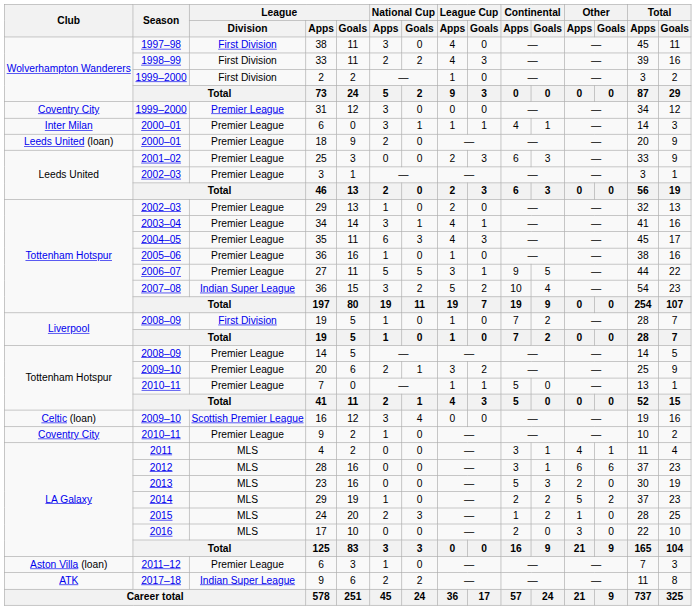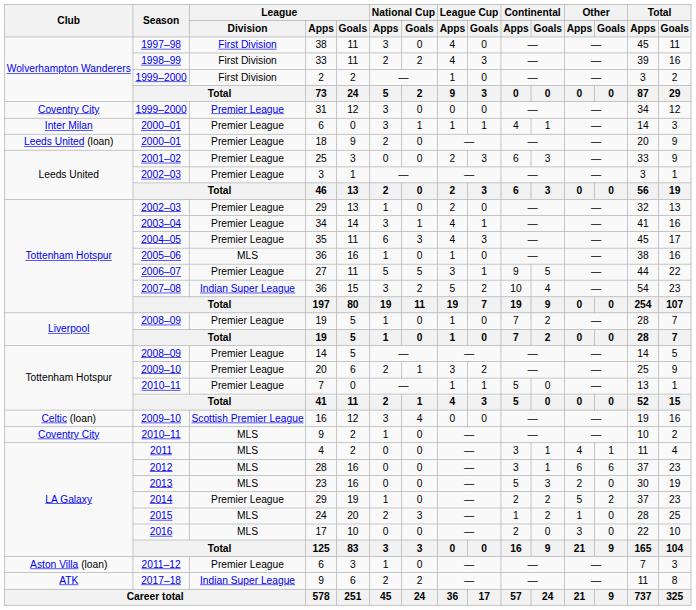(248, 256) Premier League -> (248, 256) MLS
(248, 321) First Division -> (248, 321) Premier League
(248, 434) Premier League -> (248, 434) MLS
(248, 499) MLS -> (248, 499) Premier League
